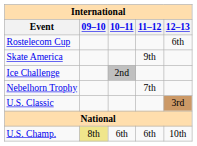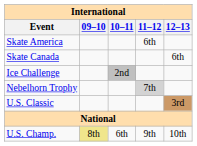- row: (38, 42)
(150, 57) 9th -> (150, 42) 6th
+ row: (33, 57)
(150, 88) no background -> (150, 88) lightgrey background
(150, 133) 6th -> (150, 133) 9th
